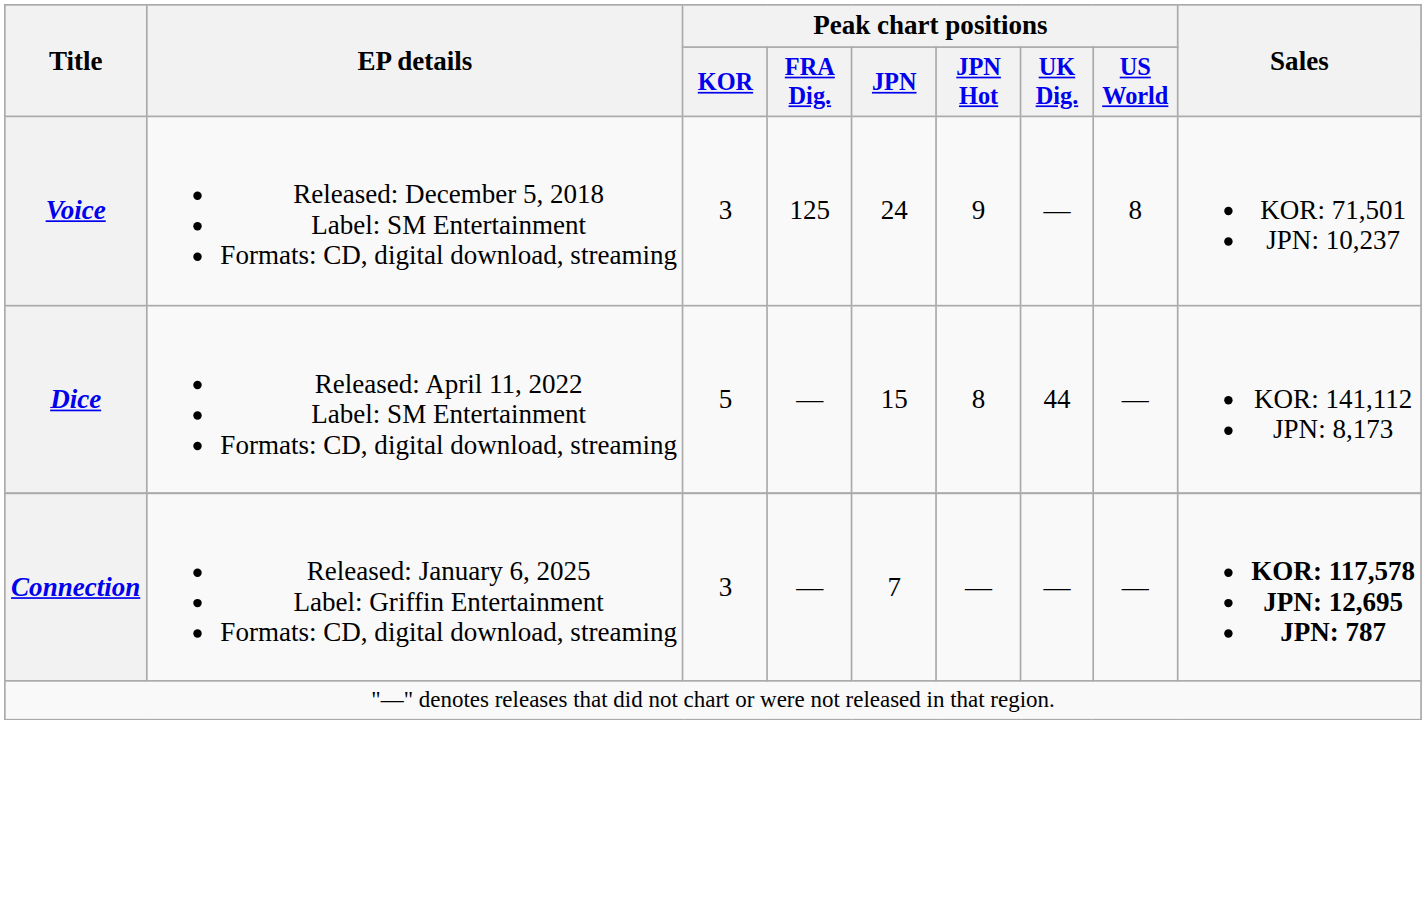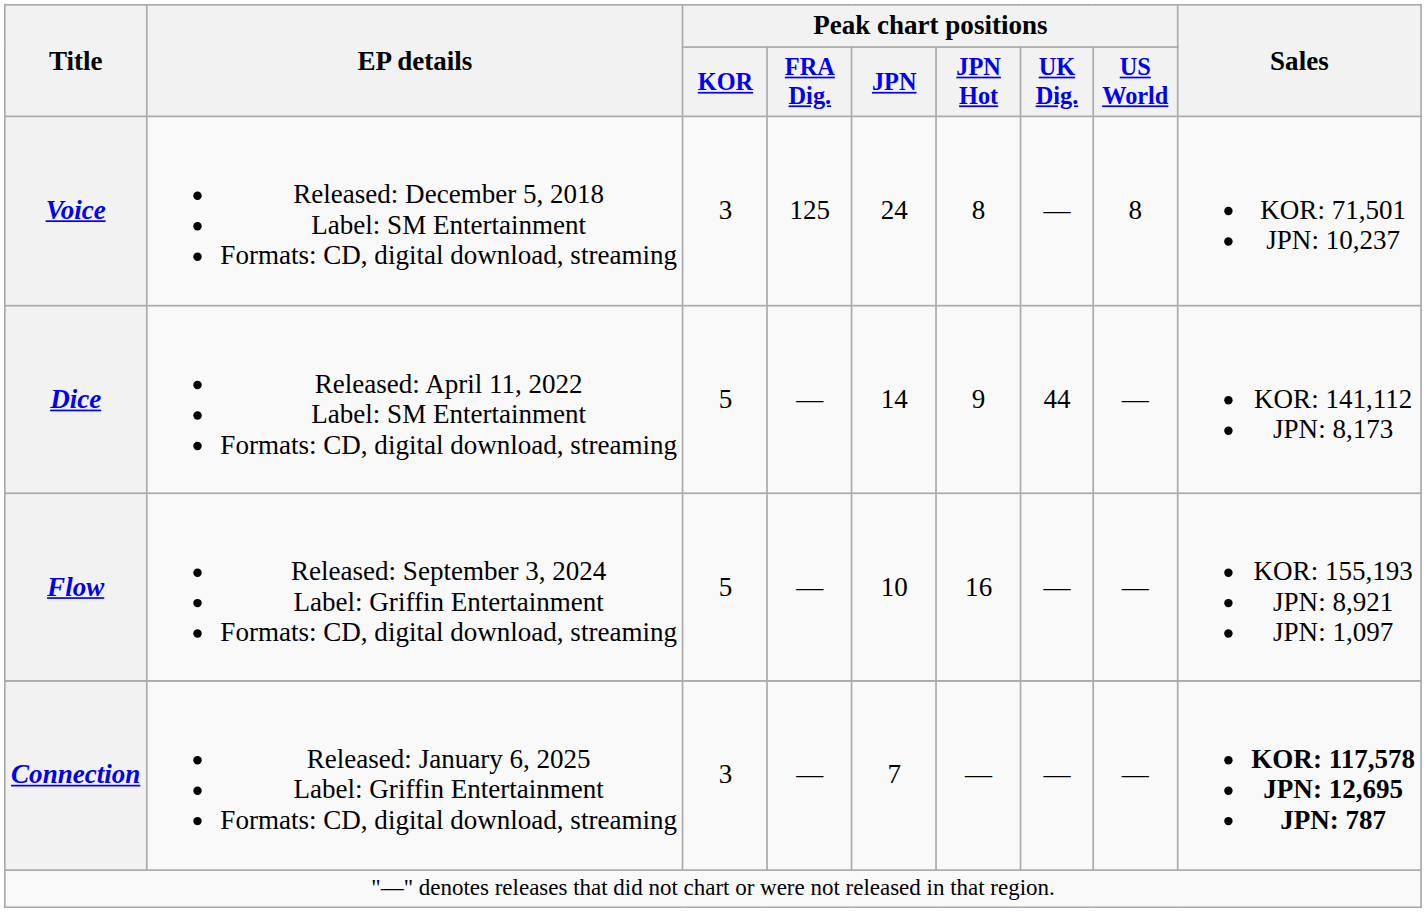(979, 210) 9 -> (979, 210) 8
(894, 398) 15 -> (894, 398) 14
(979, 398) 8 -> (979, 398) 9
+ row: (76, 586)
